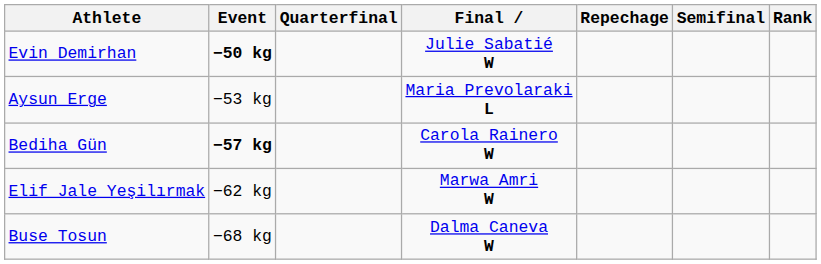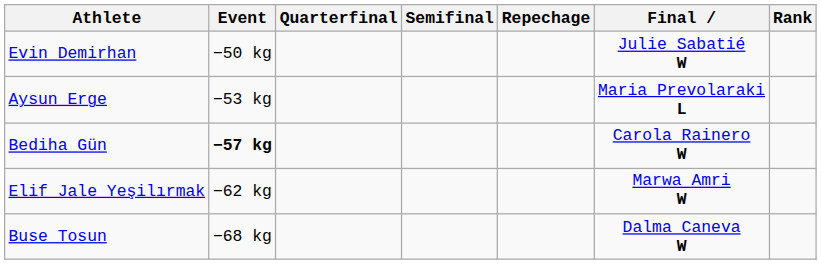columns swapped: (721, 18) <-> (489, 18)
(242, 54) bold -> (242, 54) normal
